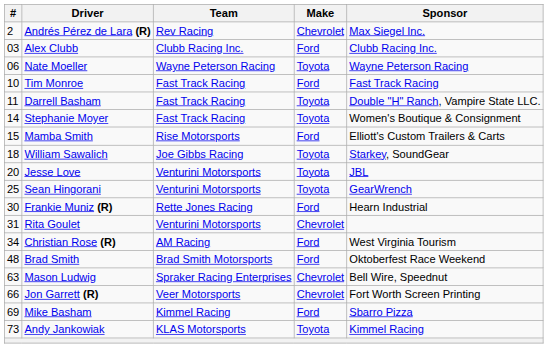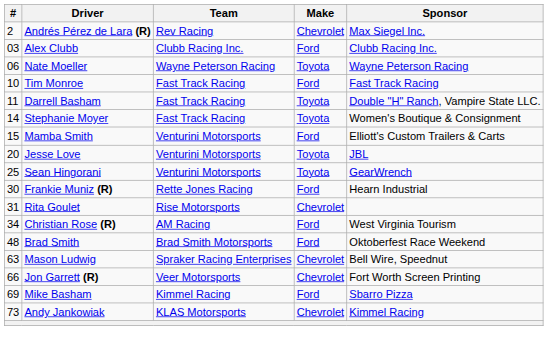(198, 136) Rise Motorsports -> (208, 136) Venturini Motorsports
- row: (66, 154)
(208, 224) Venturini Motorsports -> (198, 207) Rise Motorsports
(313, 330) Toyota -> (320, 312) Chevrolet
